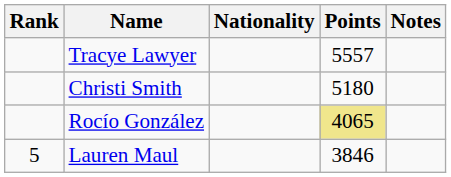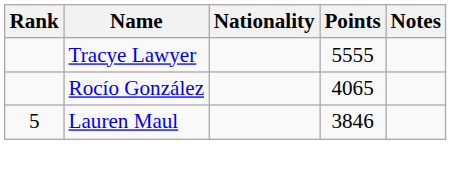(353, 54) 5557 -> (353, 54) 5555
- row: (125, 88)
(353, 121) khaki background -> (353, 88) no background
